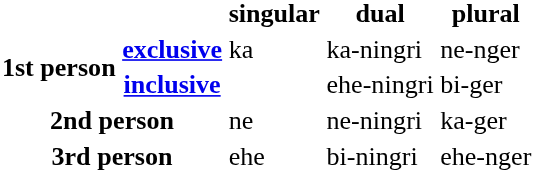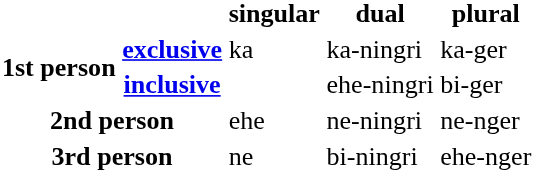(480, 49) ne-nger -> (473, 49) ka-ger
(241, 120) ne -> (247, 120) ehe
(473, 120) ka-ger -> (480, 120) ne-nger
(247, 156) ehe -> (241, 156) ne
